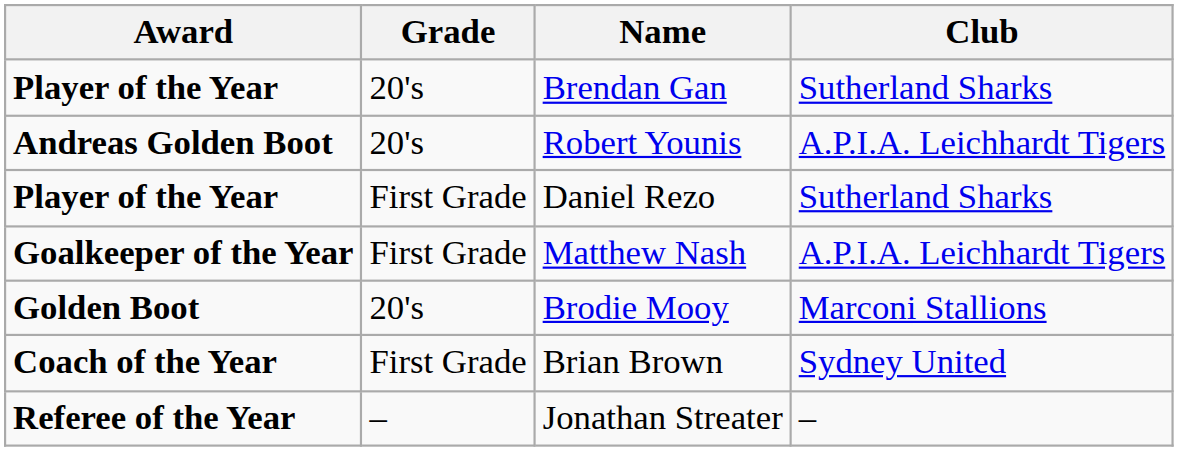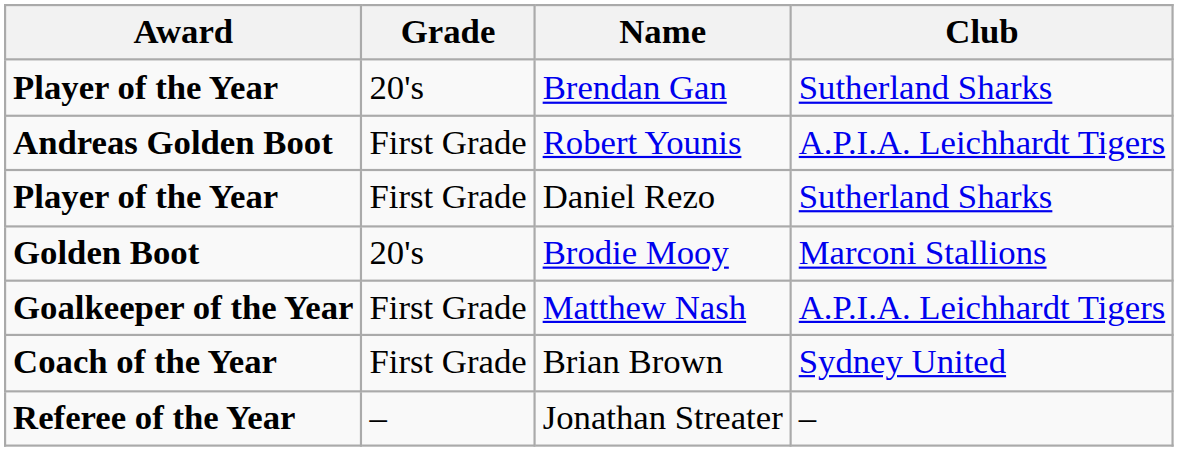(397, 142) 20's -> (448, 142) First Grade
rows swapped: (636, 307) <-> (644, 252)
